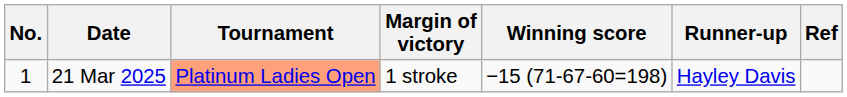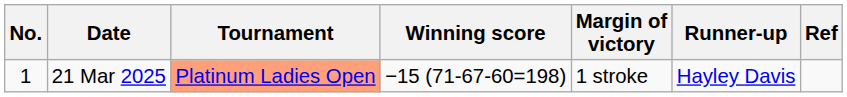columns swapped: (577, 32) <-> (431, 32)
